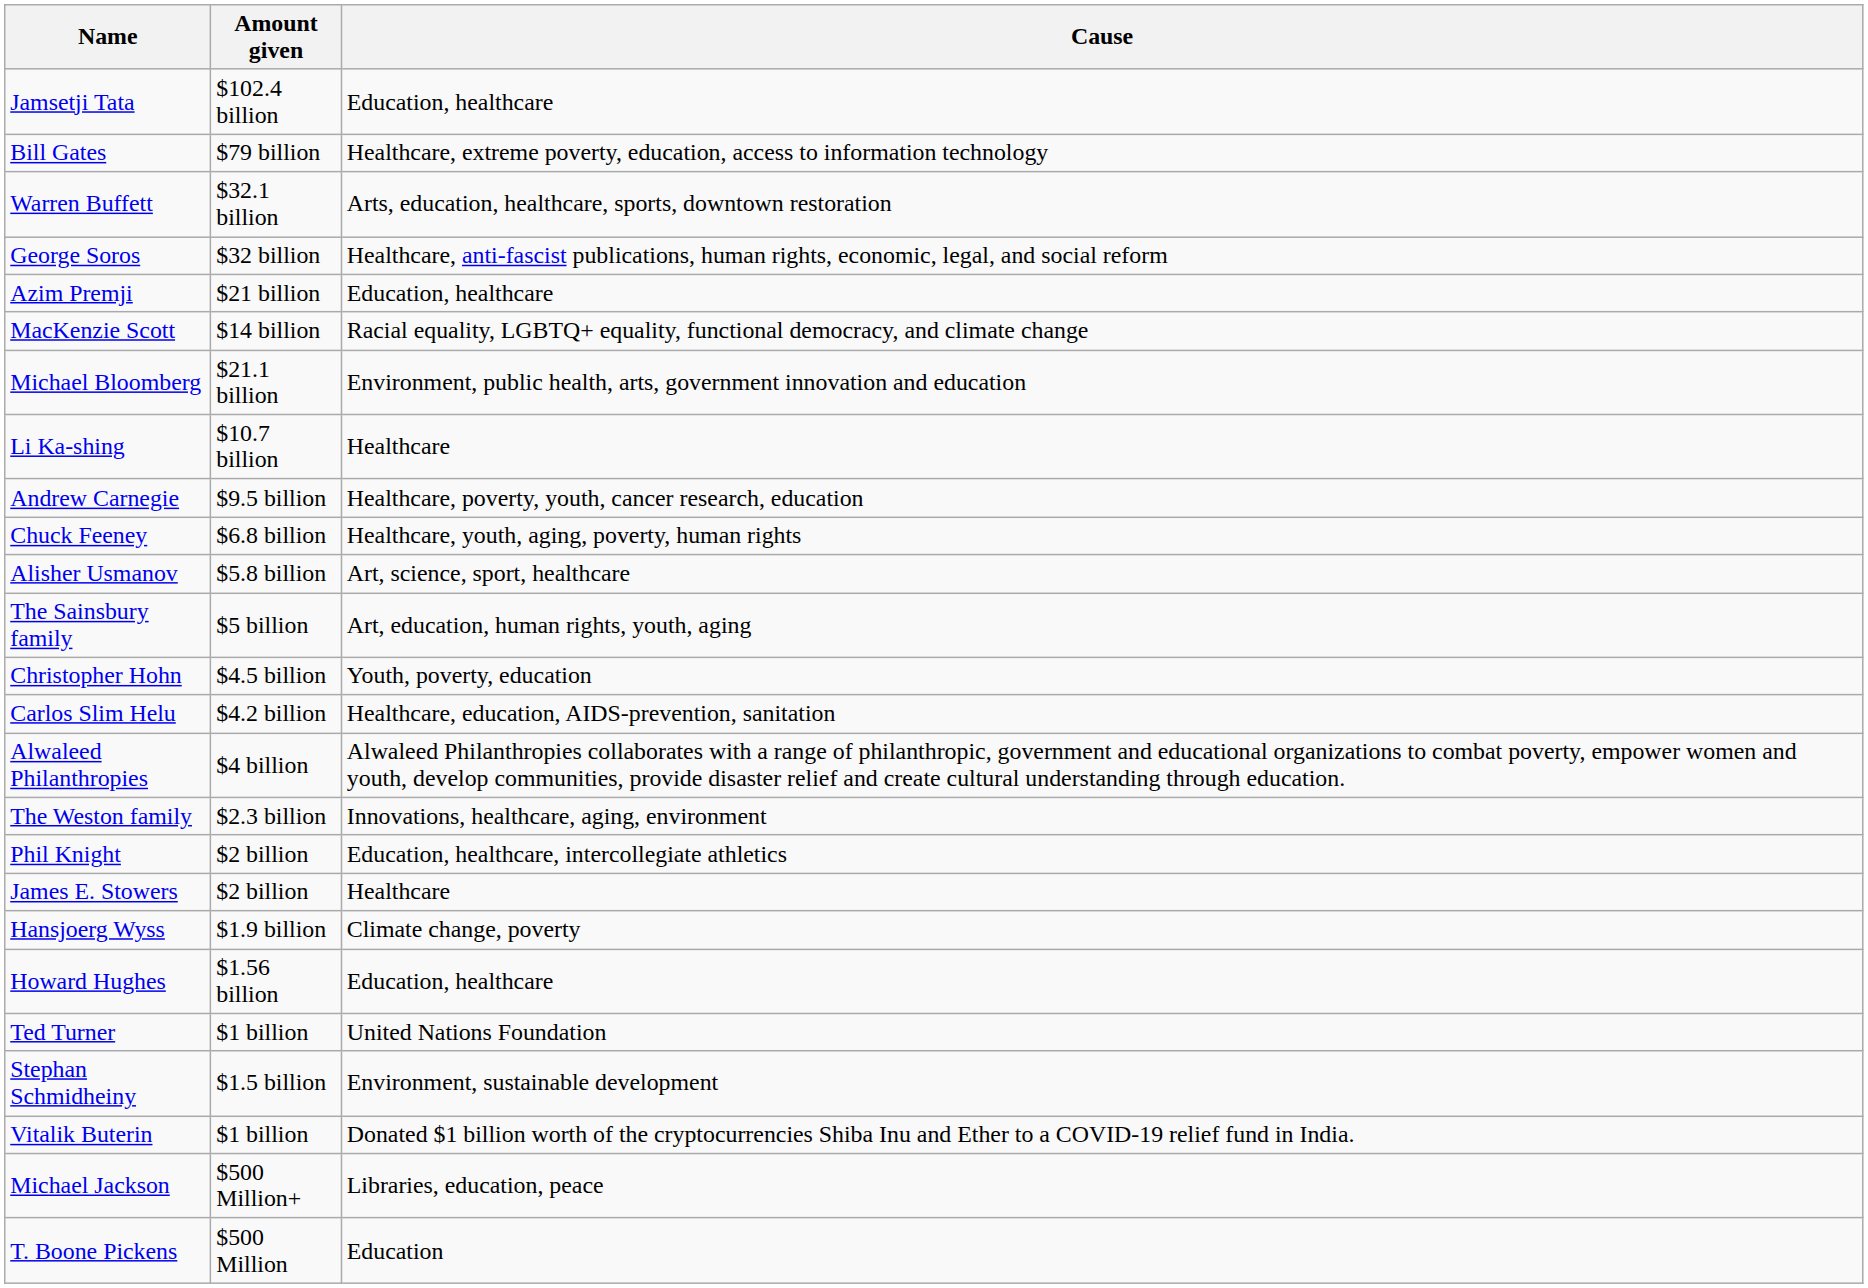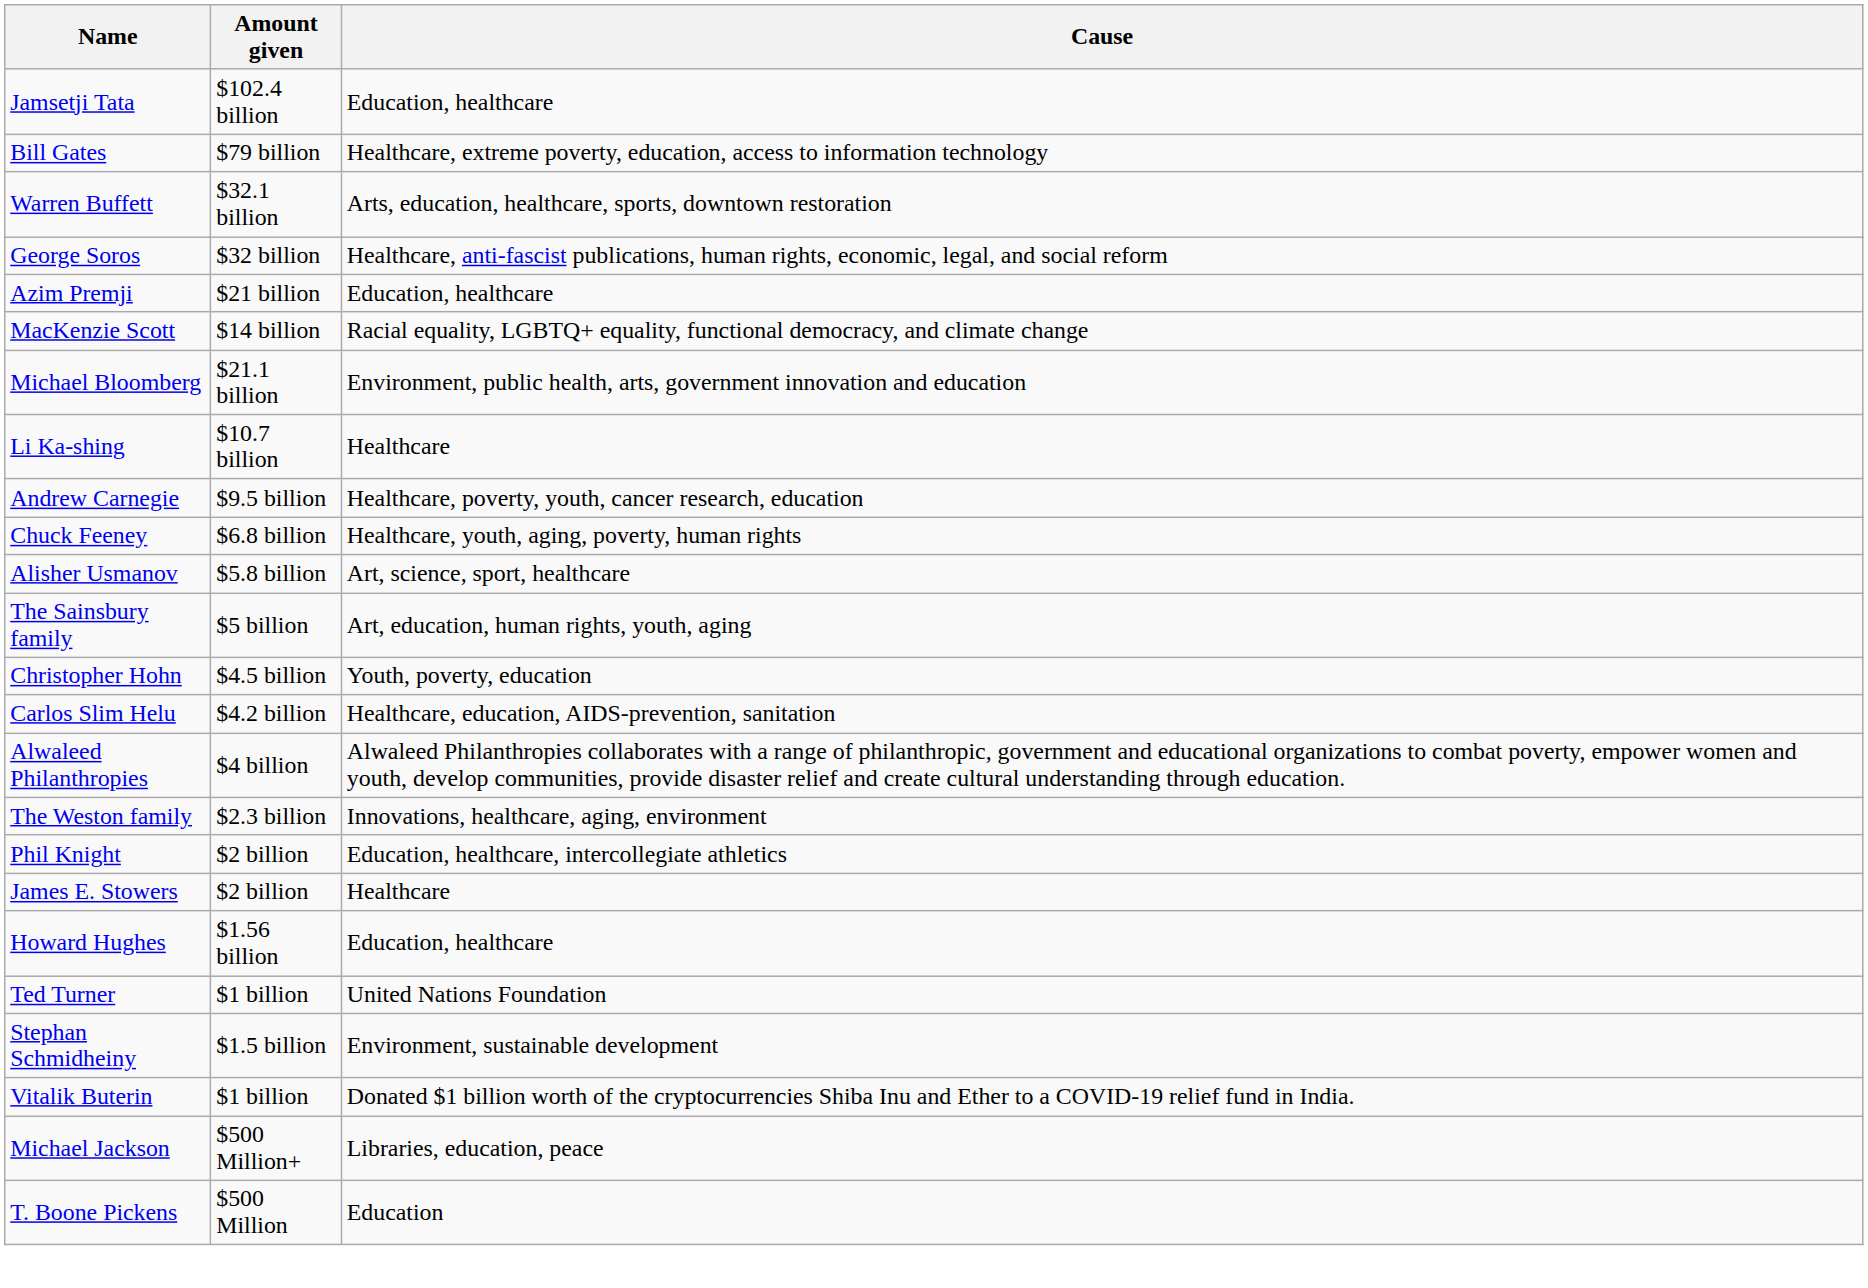- row: (88, 929)
